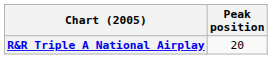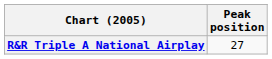(237, 45) 20 -> (237, 45) 27
